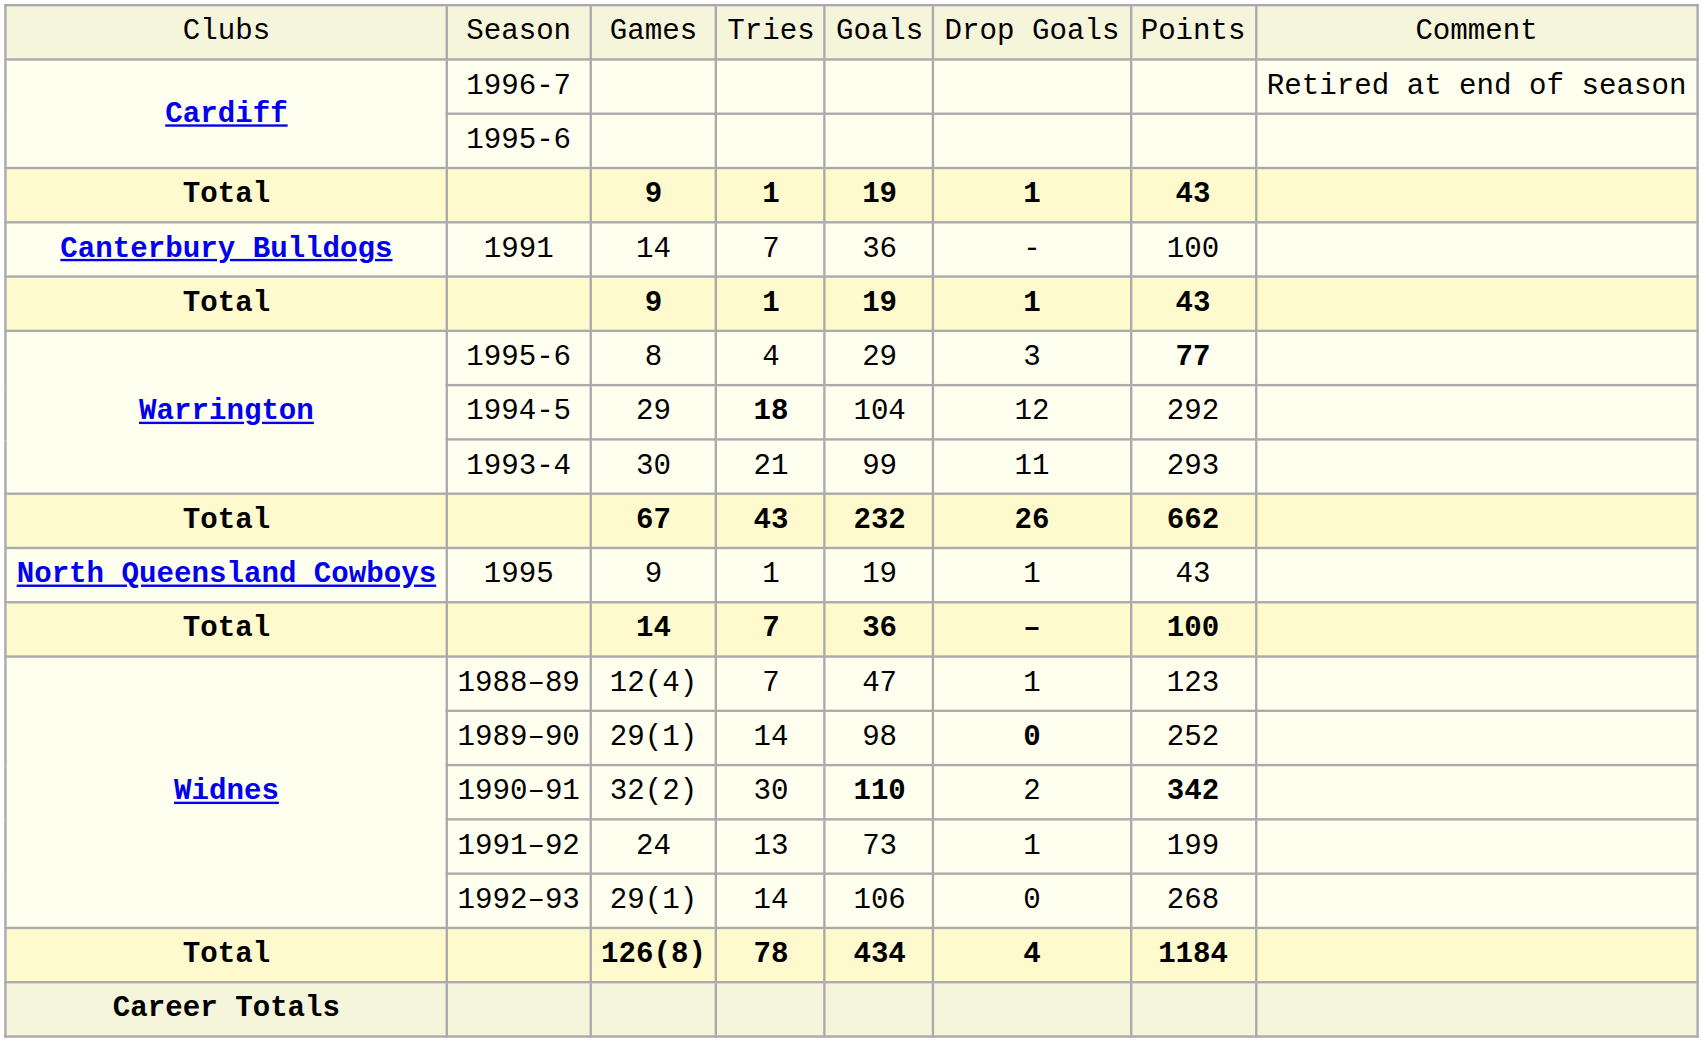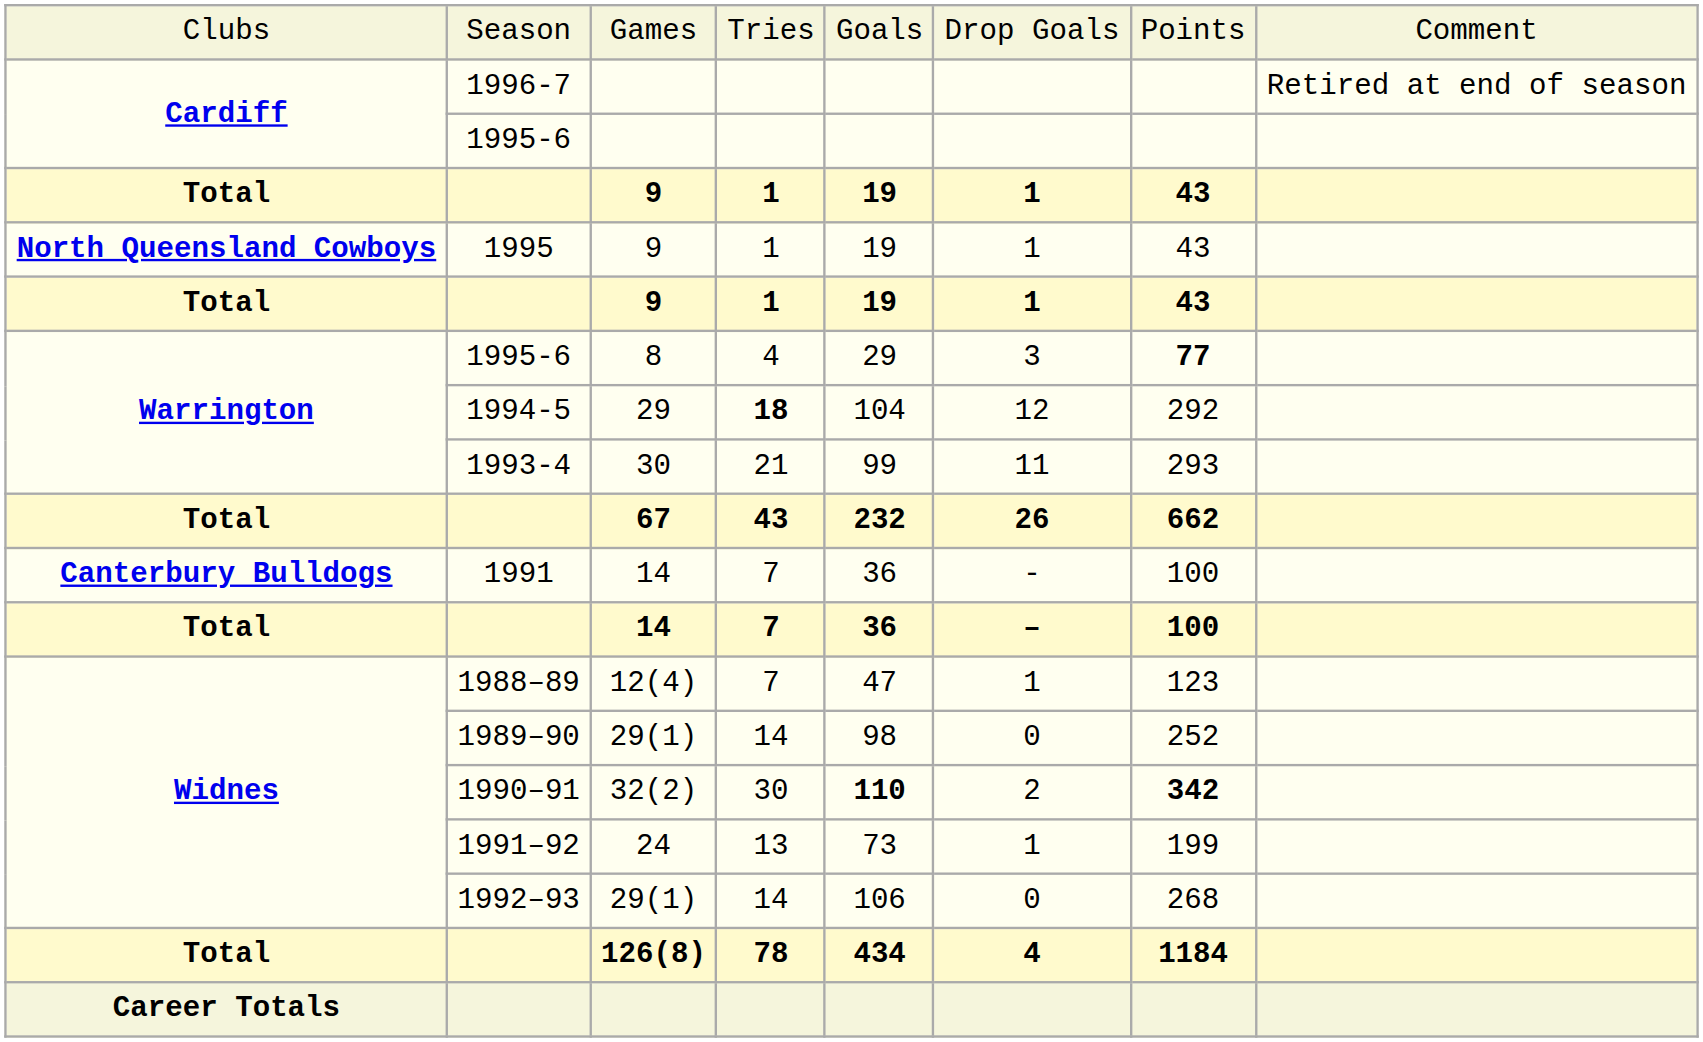rows swapped: (519, 575) <-> (519, 249)
(1032, 738) bold -> (1032, 738) normal
